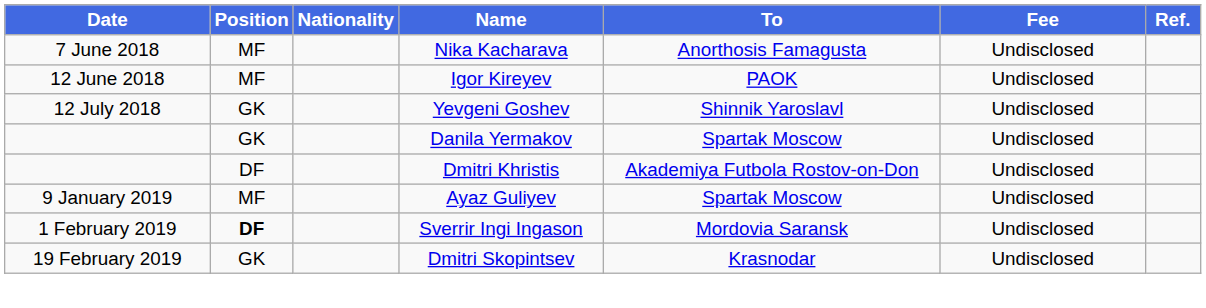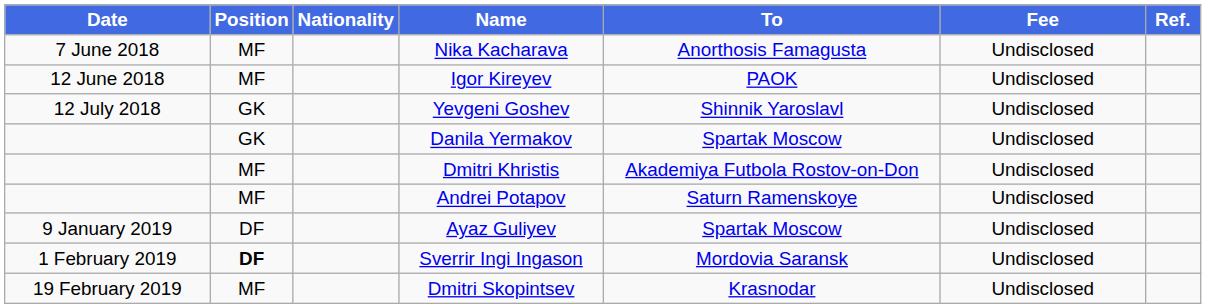(252, 169) DF -> (252, 169) MF
+ row: (501, 199)
(252, 199) MF -> (252, 229) DF
(252, 258) GK -> (252, 288) MF
